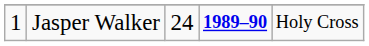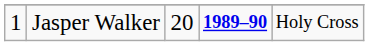(182, 22) 24 -> (182, 22) 20
